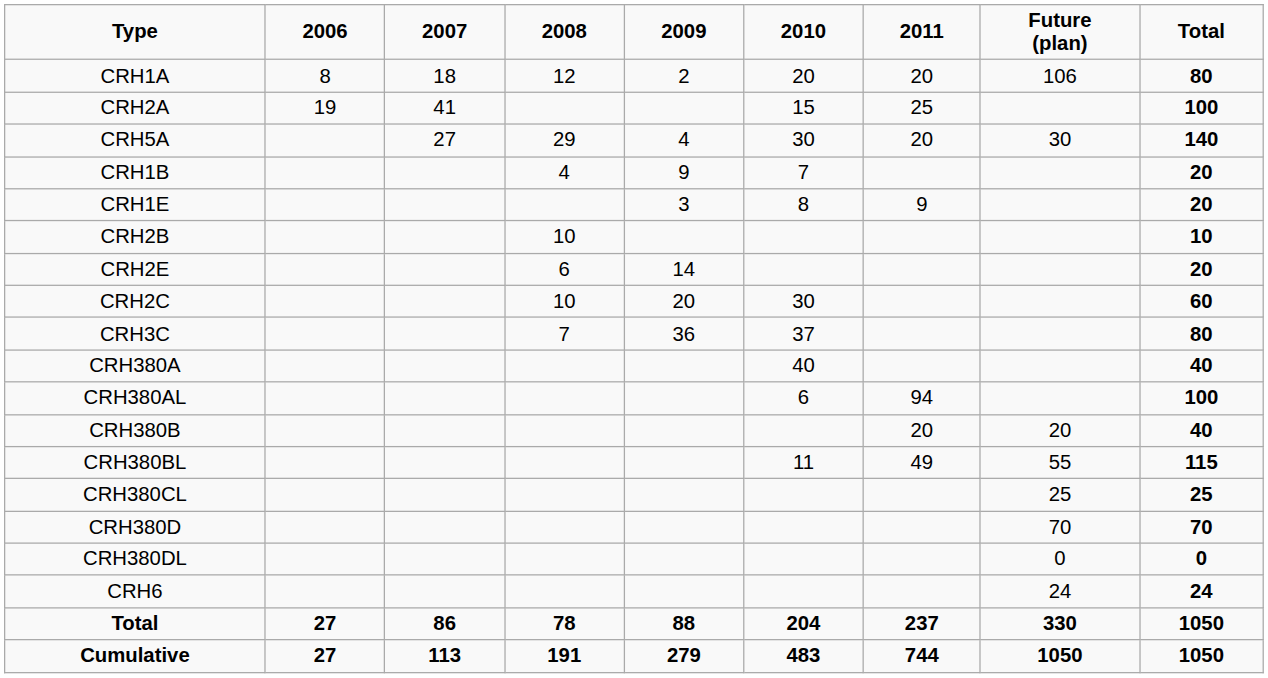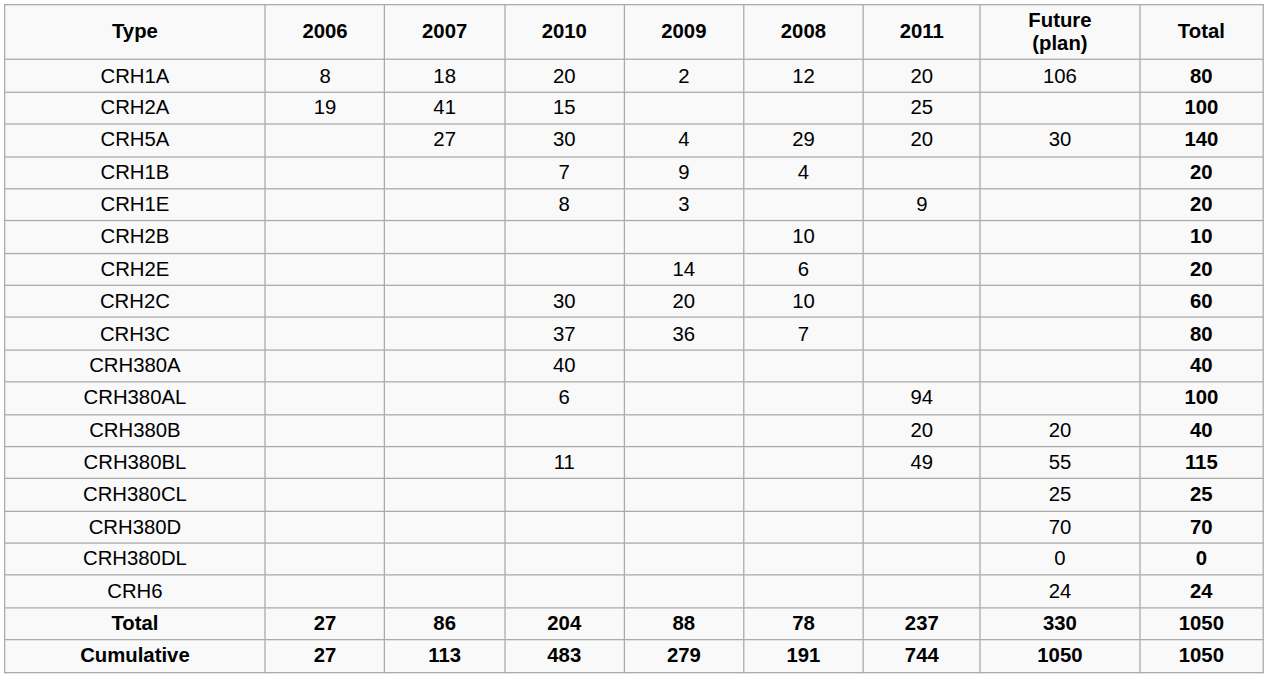columns swapped: (564, 32) <-> (803, 32)
